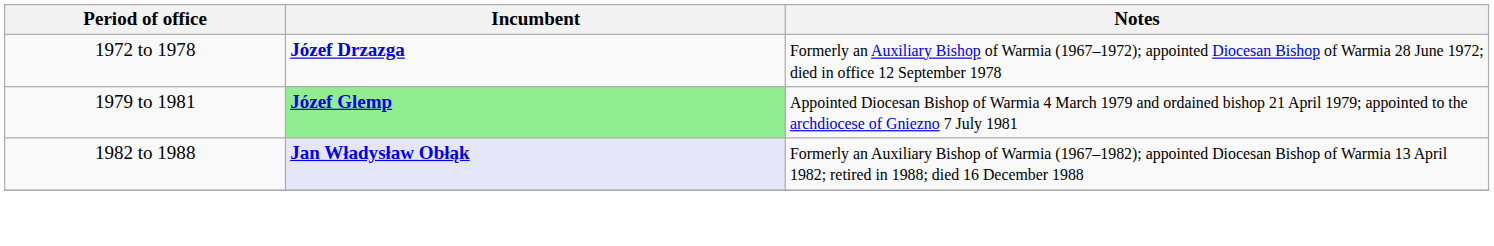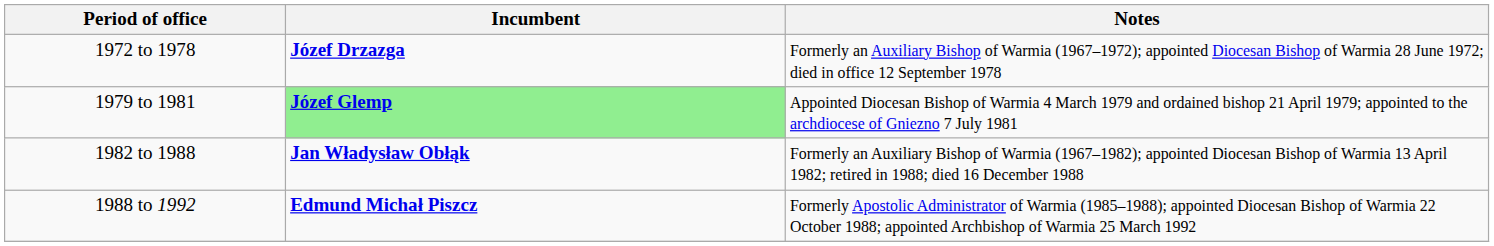(380, 153) lavender background -> (380, 153) no background
+ row: (145, 204)
